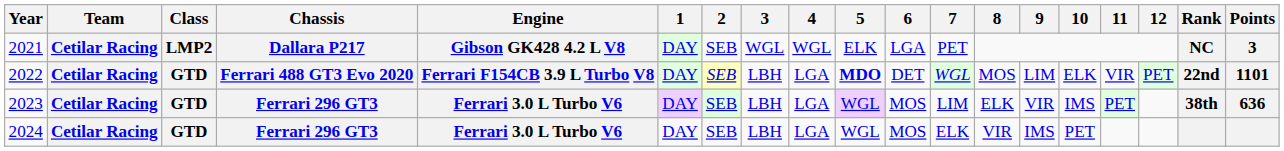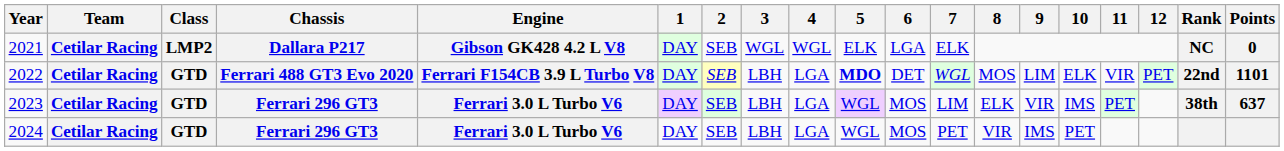(952, 47) PET -> (952, 47) ELK
(1252, 47) 3 -> (1252, 47) 0
(1252, 103) 636 -> (1252, 103) 637
(952, 132) ELK -> (952, 132) PET
